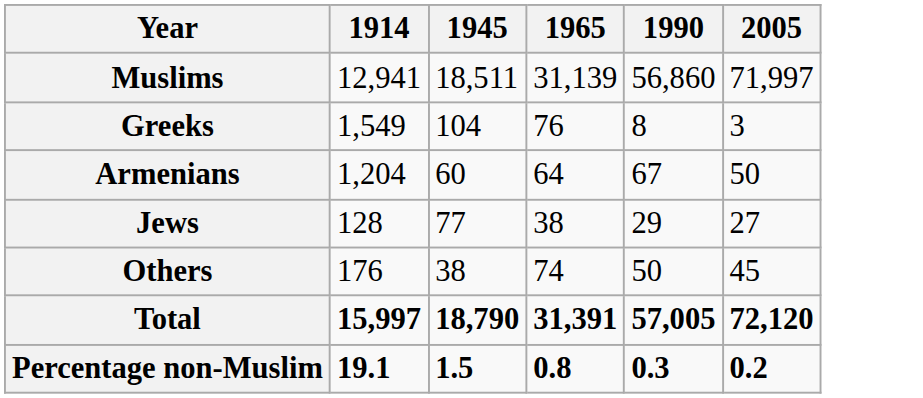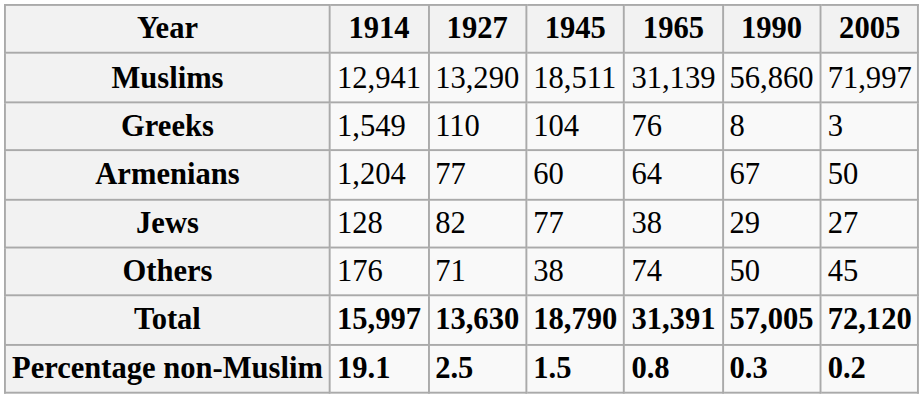+ column: (477, 28)
